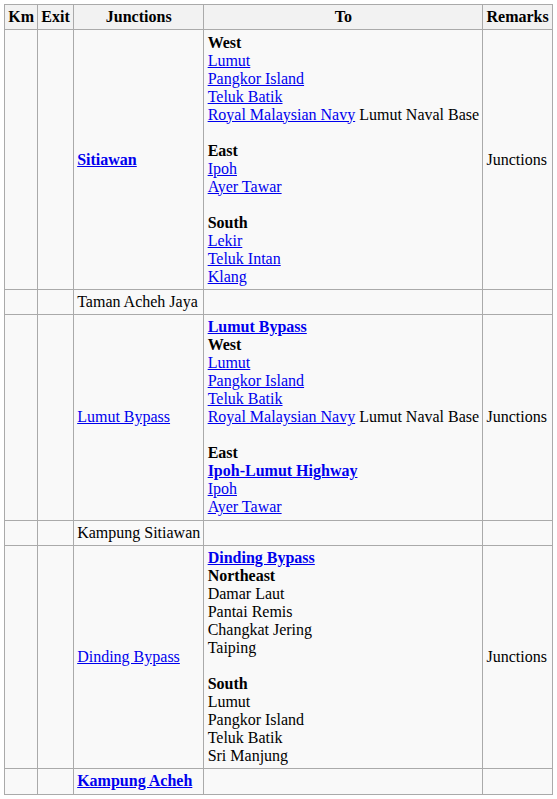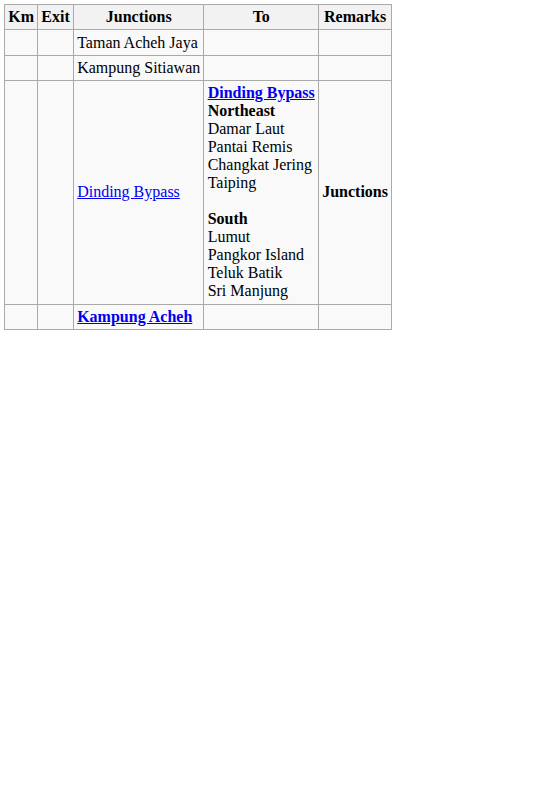- row: (107, 159)
- row: (124, 417)
(517, 657) normal -> (355, 192) bold
